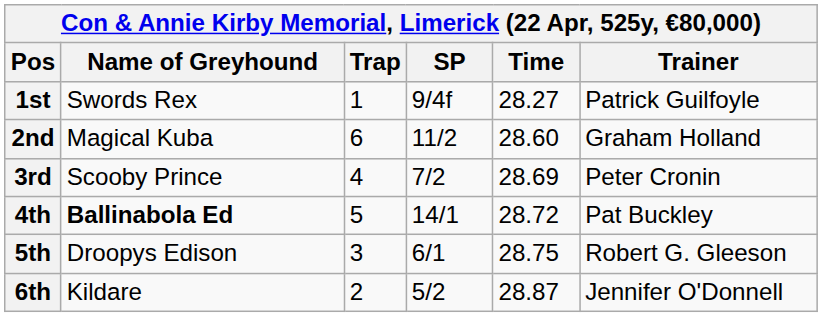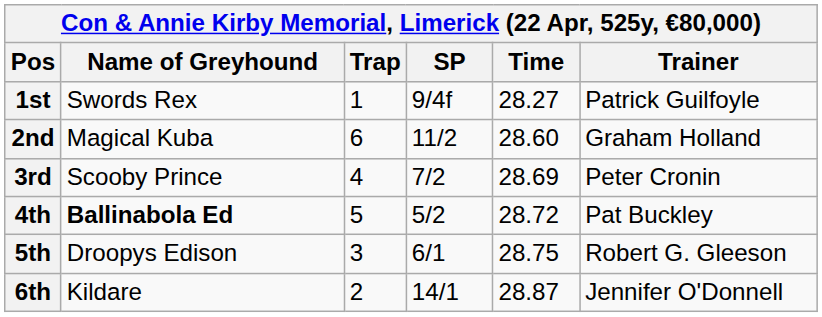(435, 215) 14/1 -> (429, 215) 5/2
(429, 291) 5/2 -> (435, 291) 14/1
